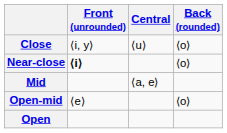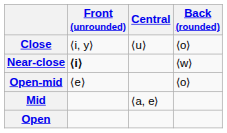(183, 63) ⟨o⟩ -> (184, 63) ⟨w⟩
rows swapped: (36, 82) <-> (36, 100)
